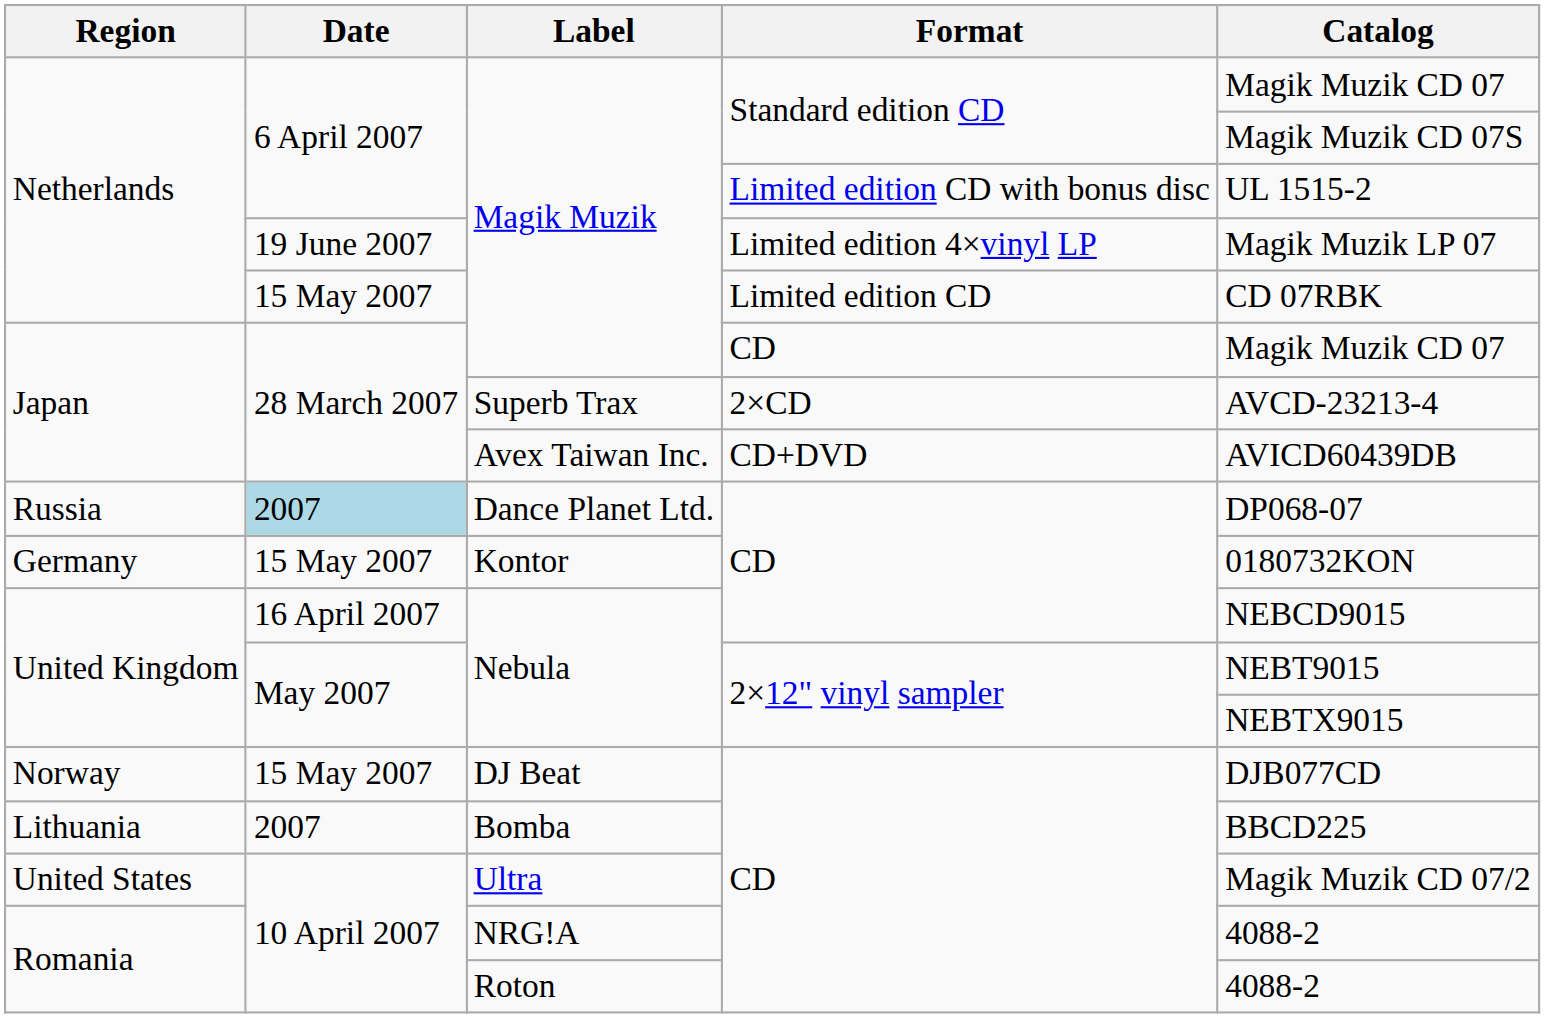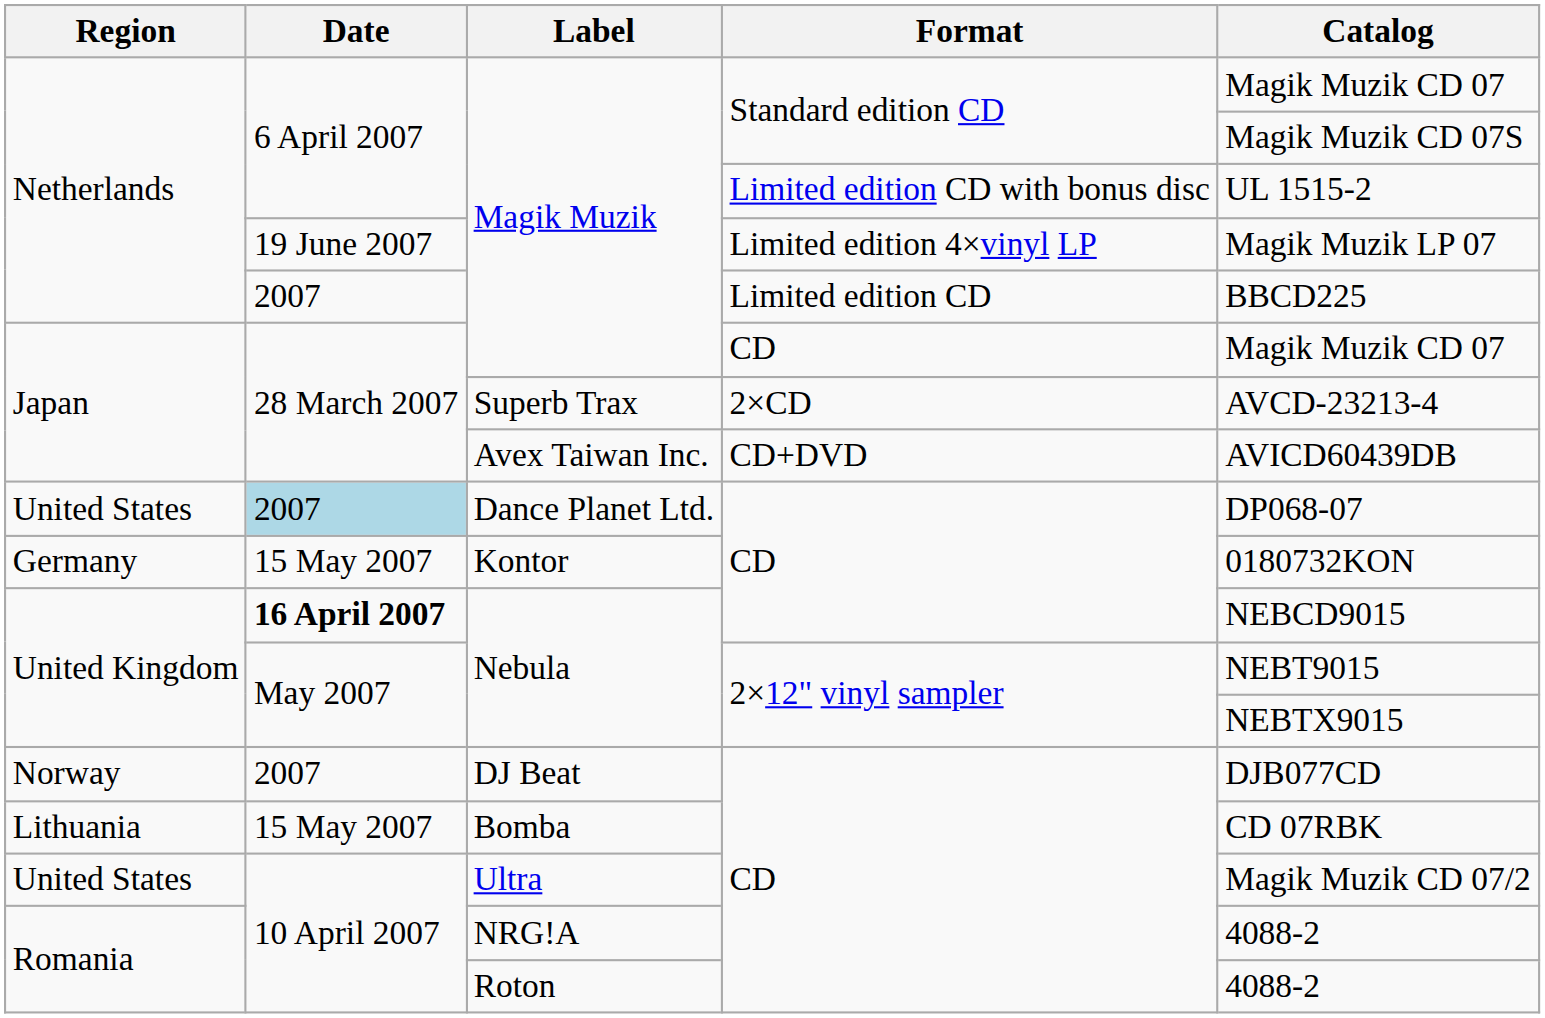(343, 296) 15 May 2007 -> (287, 296) 2007
(1304, 296) CD 07RBK -> (1296, 296) BBCD225
(57, 508) Russia -> (102, 508) United States
(347, 614) normal -> (350, 614) bold
(343, 773) 15 May 2007 -> (287, 773) 2007
(287, 826) 2007 -> (343, 826) 15 May 2007
(1296, 826) BBCD225 -> (1304, 826) CD 07RBK
